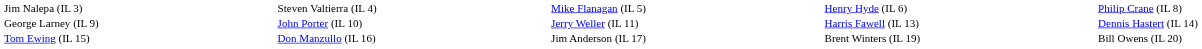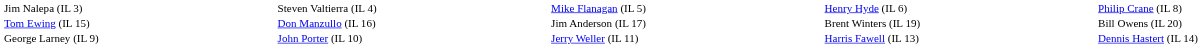rows swapped: (51, 23) <-> (47, 38)
